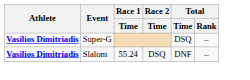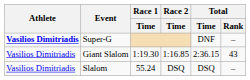(183, 40) DSQ -> (206, 40) DNF
+ row: (106, 54)
(43, 54) bold -> (41, 69) normal
(183, 54) DNF -> (206, 69) DSQ
